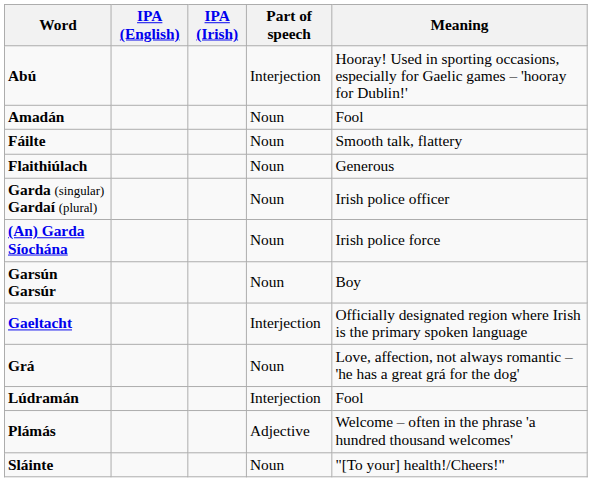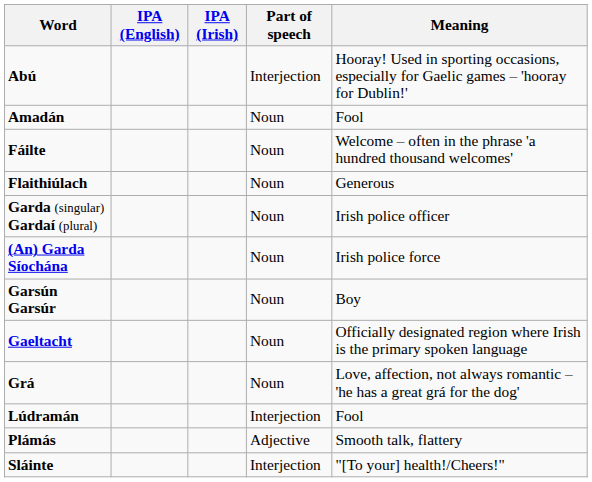(399, 141) Smooth talk, flattery -> (436, 150) Welcome – often in the phrase 'a hundred thousand welcomes'
(285, 323) Interjection -> (267, 341) Noun
(436, 431) Welcome – often in the phrase 'a hundred thousand welcomes' -> (399, 440) Smooth talk, flattery
(267, 464) Noun -> (285, 464) Interjection
